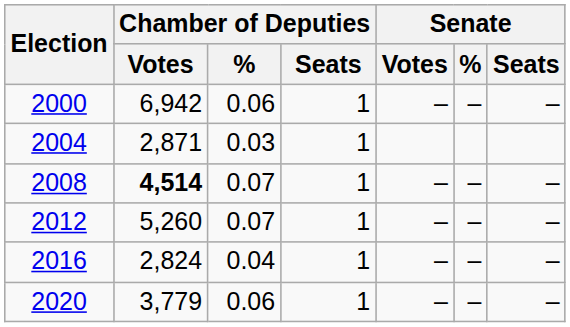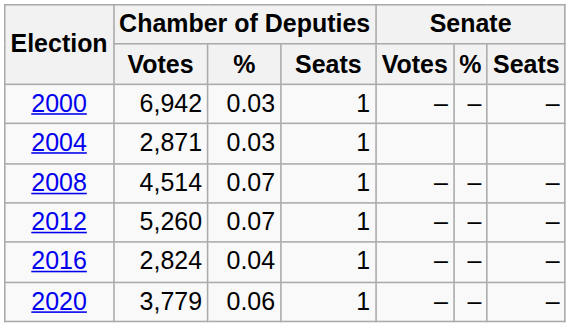(251, 103) 0.06 -> (251, 103) 0.03
(171, 182) bold -> (171, 182) normal
